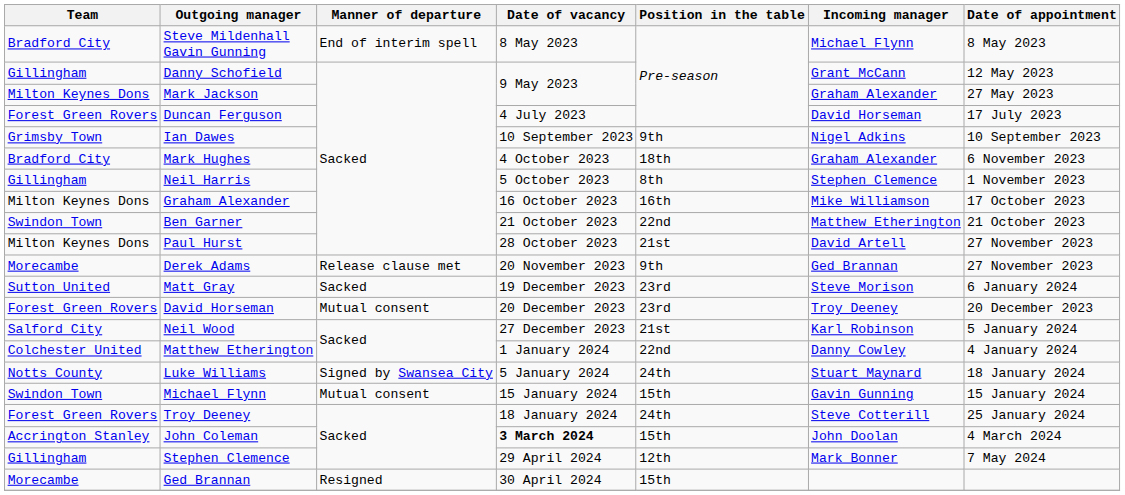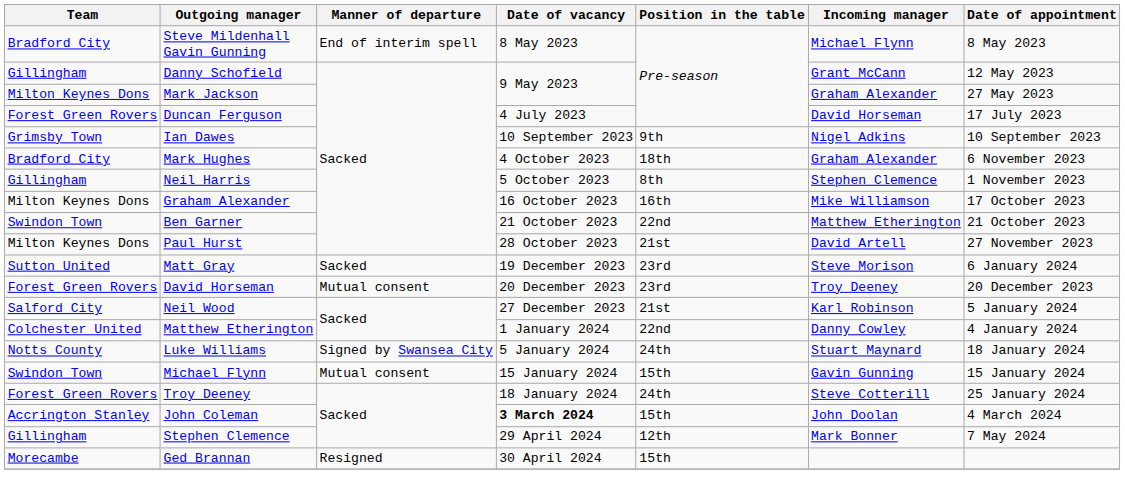- row: (207, 266)
